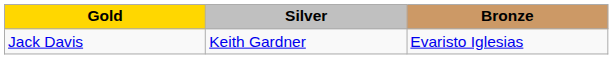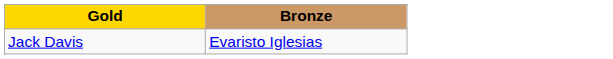- column: (306, 16)
